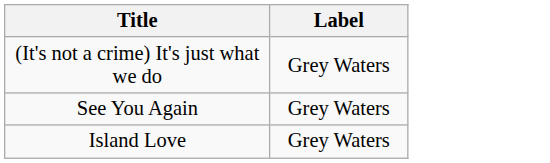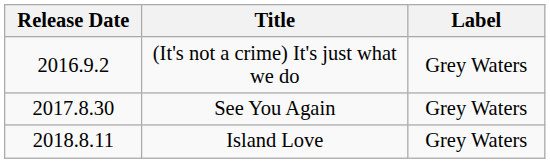+ column: (73, 20)
